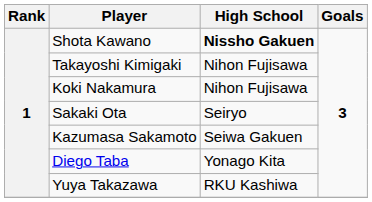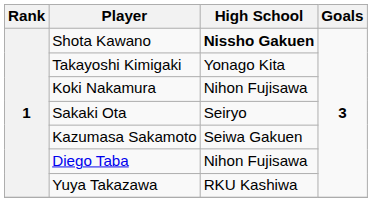(256, 64) Nihon Fujisawa -> (244, 64) Yonago Kita
(244, 161) Yonago Kita -> (256, 161) Nihon Fujisawa
